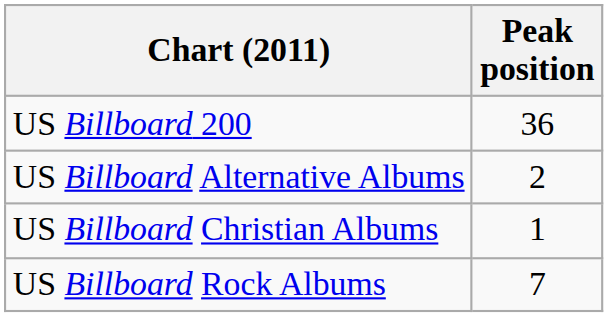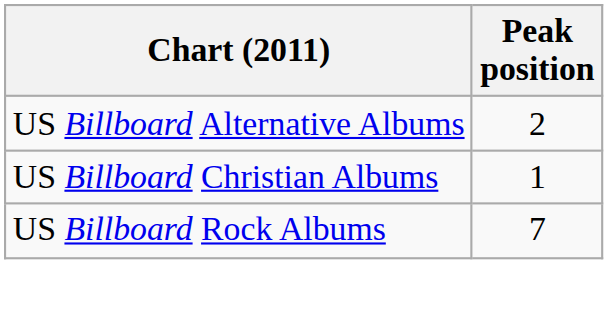- row: (132, 122)
